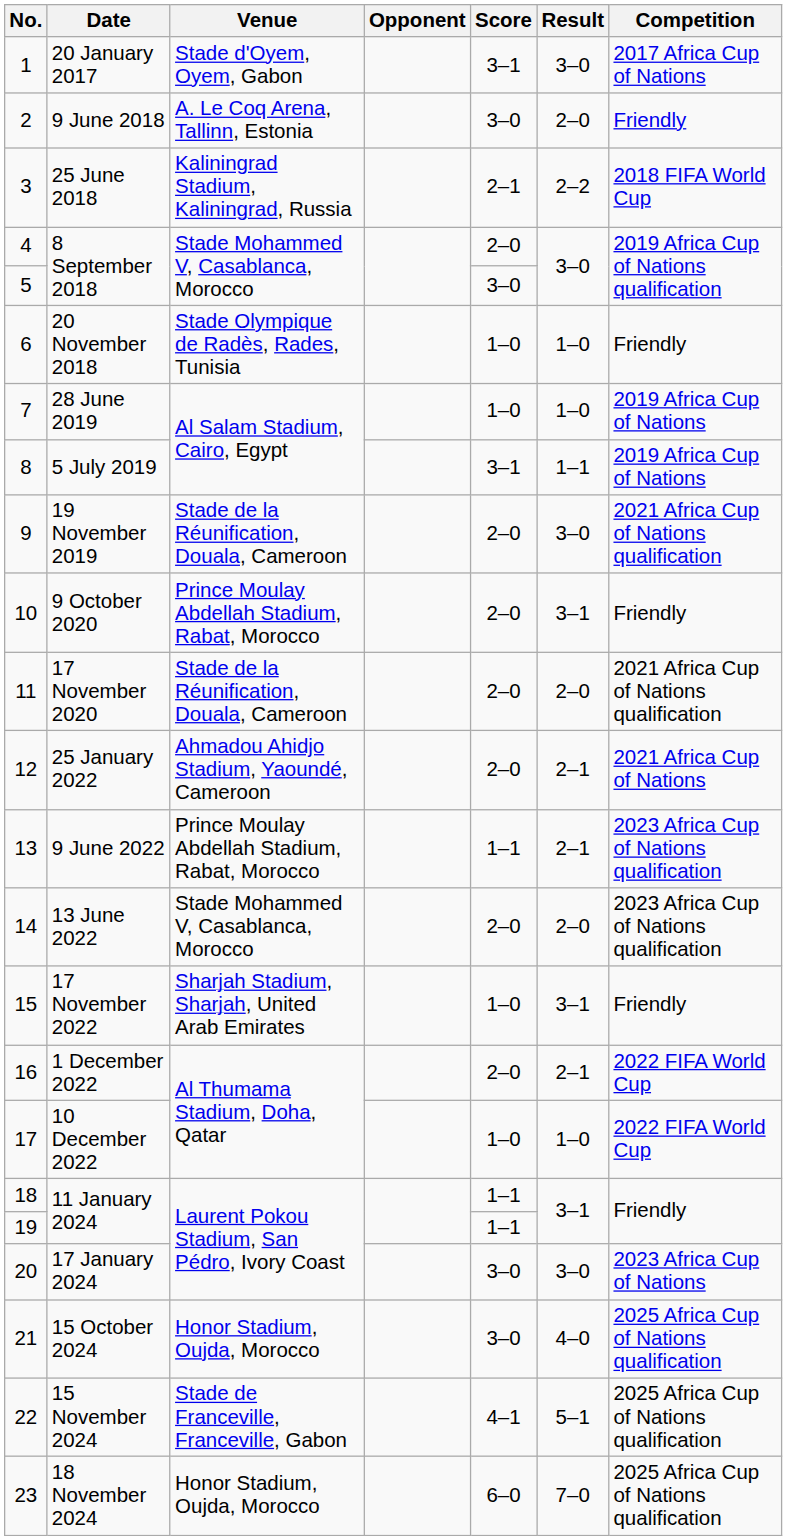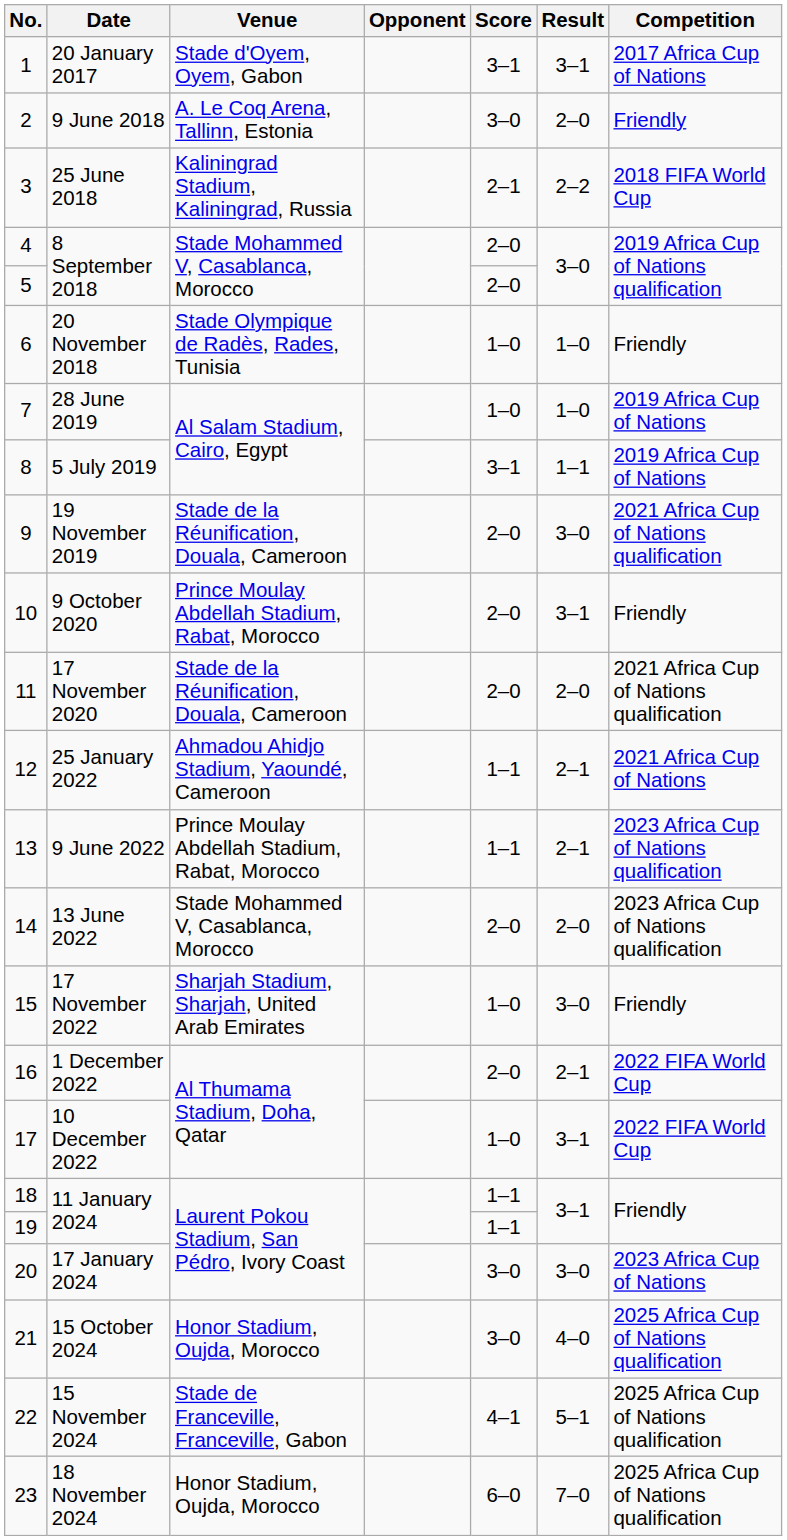(573, 64) 3–0 -> (573, 64) 3–1
(504, 285) 3–0 -> (504, 285) 2–0
(504, 769) 2–0 -> (504, 769) 1–1
(573, 1005) 3–1 -> (573, 1005) 3–0
(573, 1139) 1–0 -> (573, 1139) 3–1
